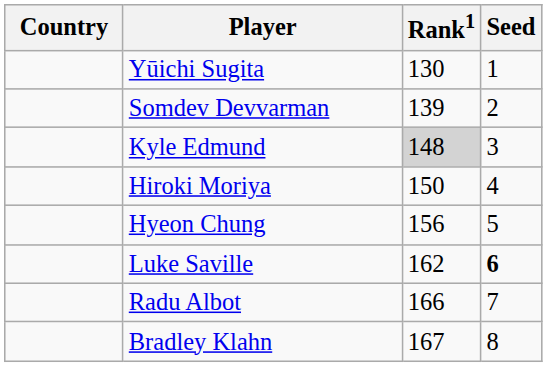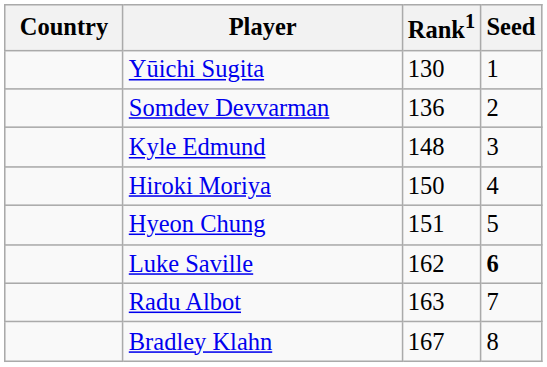(426, 108) 139 -> (426, 108) 136
(426, 147) lightgrey background -> (426, 147) no background
(426, 224) 156 -> (426, 224) 151
(426, 302) 166 -> (426, 302) 163
